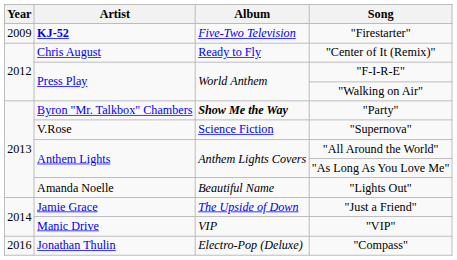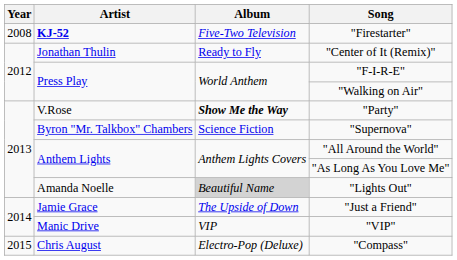(19, 33) 2009 -> (19, 33) 2008
(69, 52) Chris August -> (76, 52) Jonathan Thulin
(115, 110) Byron "Mr. Talkbox" Chambers -> (54, 110) V.Rose
(54, 129) V.Rose -> (115, 129) Byron "Mr. Talkbox" Chambers
(236, 187) no background -> (236, 187) lightgrey background
(19, 245) 2016 -> (19, 245) 2015
(76, 245) Jonathan Thulin -> (69, 245) Chris August
